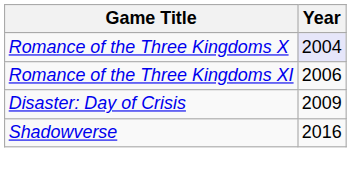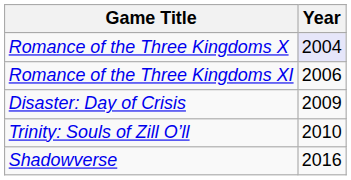+ row: (99, 132)
